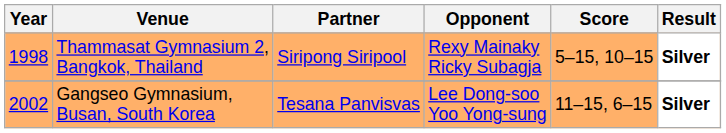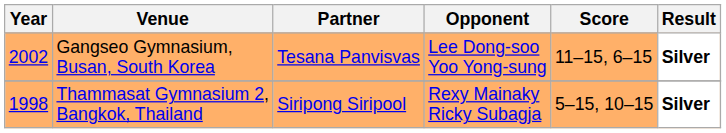rows swapped: (144, 104) <-> (163, 57)
